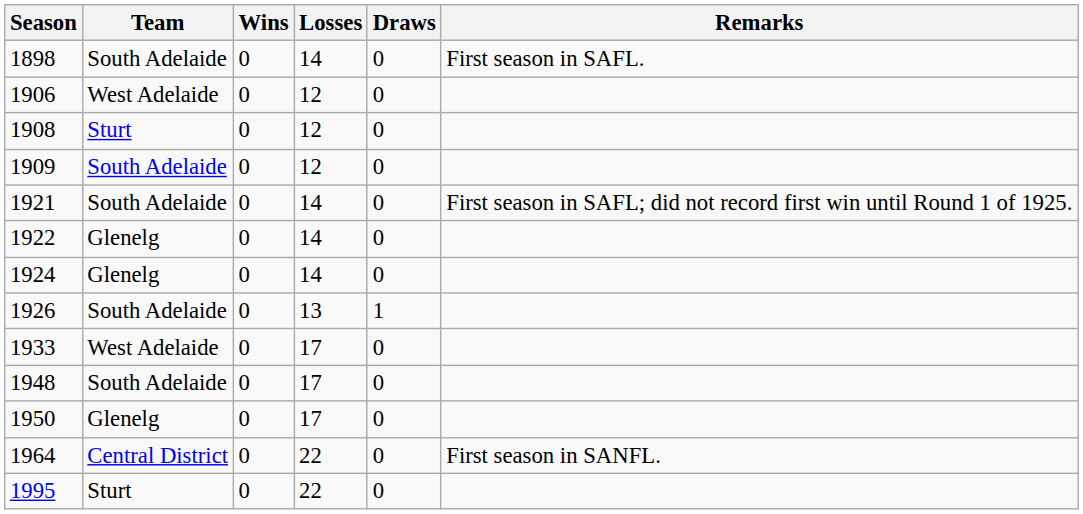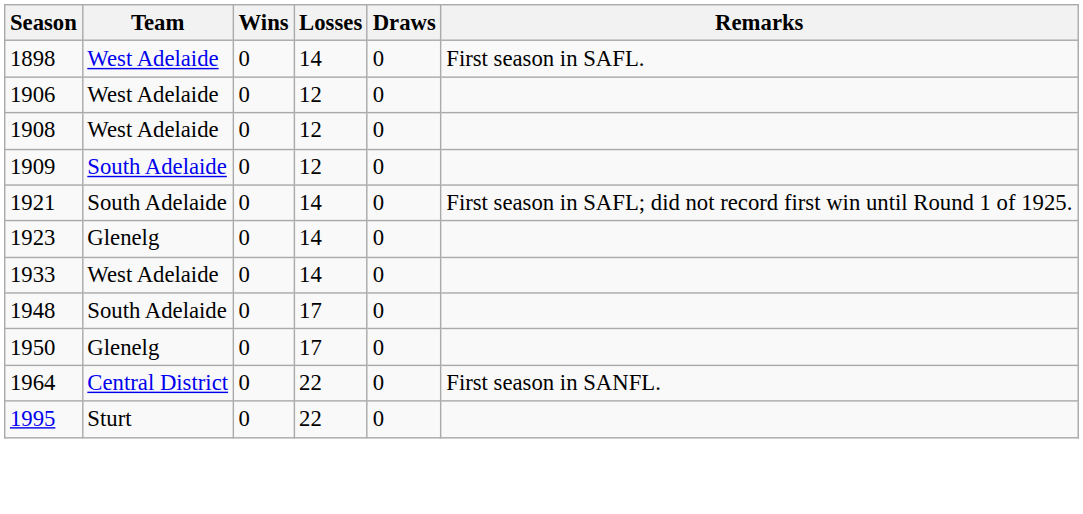(157, 58) South Adelaide -> (153, 58) West Adelaide
(109, 130) Sturt -> (153, 130) West Adelaide
- row: (33, 238)
+ row: (33, 238)
- row: (33, 274)
- row: (33, 310)
(310, 346) 17 -> (310, 274) 14
